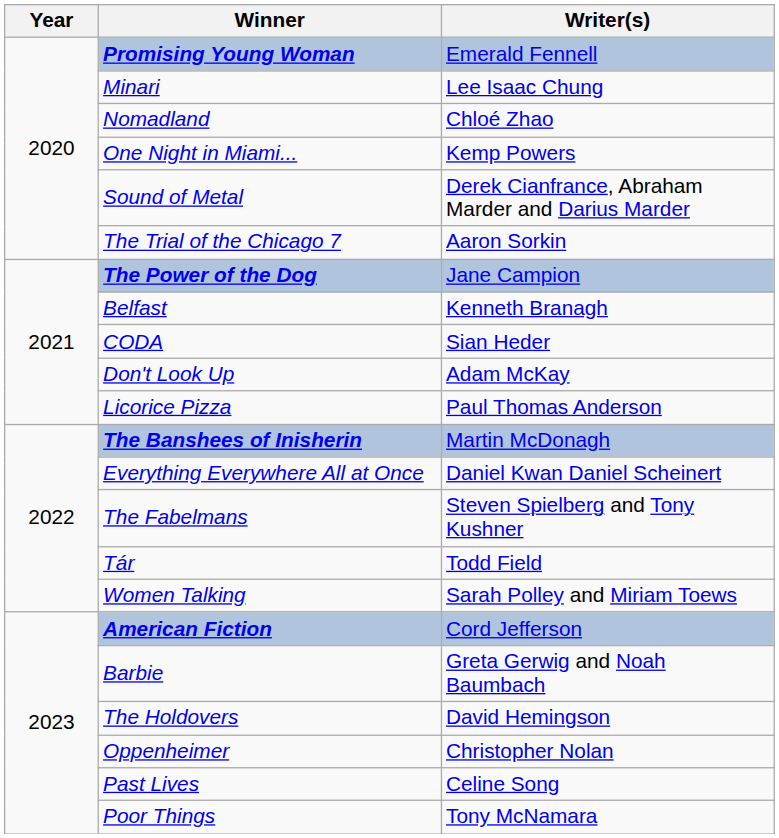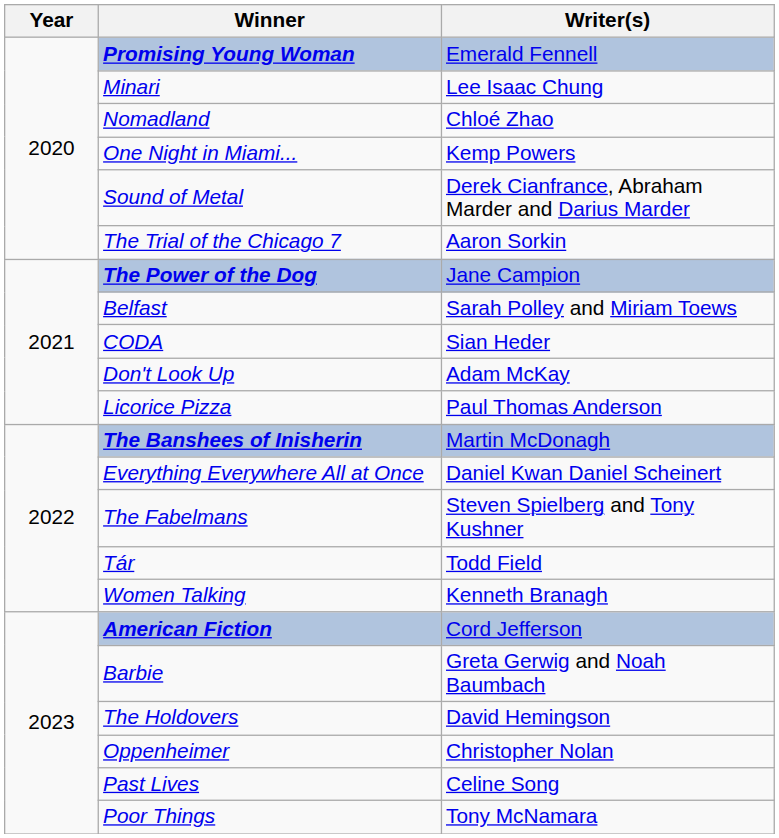(527, 308) Kenneth Branagh -> (591, 308) Sarah Polley and Miriam Toews
(591, 595) Sarah Polley and Miriam Toews -> (527, 595) Kenneth Branagh
